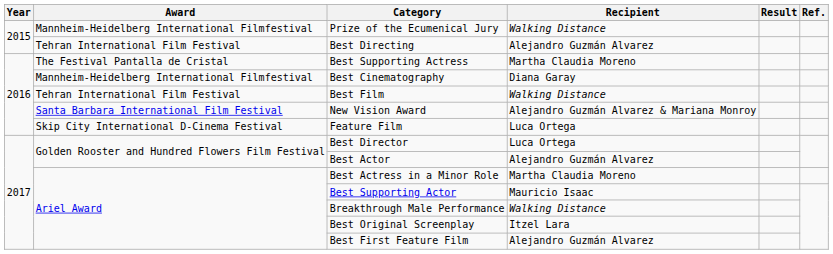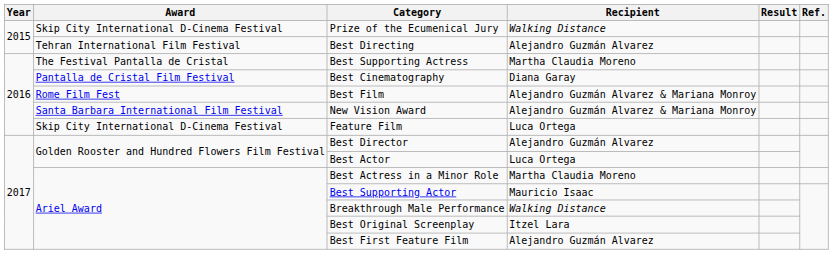(174, 29) Mannheim-Heidelberg International Filmfestival -> (159, 29) Skip City International D-Cinema Festival
(174, 78) Mannheim-Heidelberg International Filmfestival -> (135, 78) Pantalla de Cristal Film Festival
(138, 94) Tehran International Film Festival -> (78, 94) Rome Film Fest
(557, 94) Walking Distance -> (633, 94) Alejandro Guzmán Alvarez & Mariana Monroy
(542, 143) Luca Ortega -> (582, 143) Alejandro Guzmán Alvarez
(582, 159) Alejandro Guzmán Alvarez -> (542, 159) Luca Ortega
